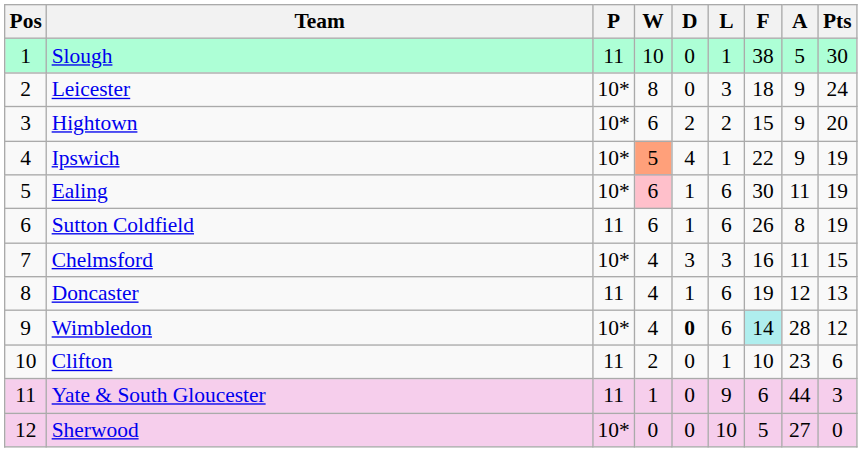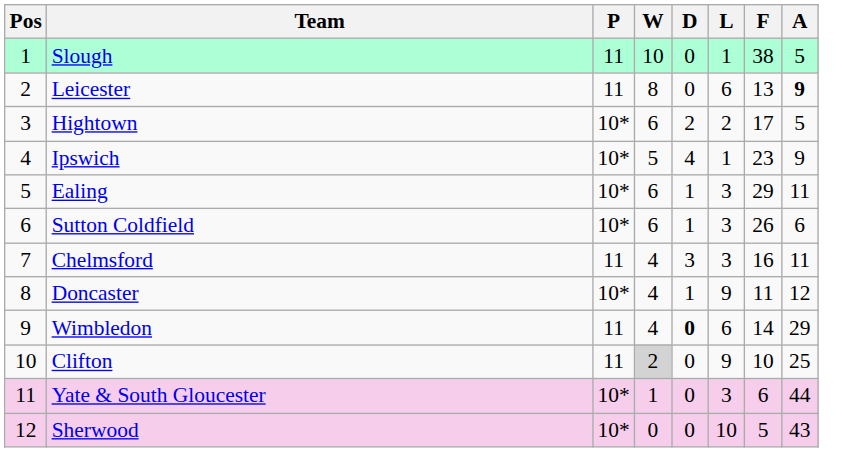- column: (837, 21)
(614, 89) 10* -> (614, 89) 11
(726, 89) 3 -> (726, 89) 6
(763, 89) 18 -> (763, 89) 13
(800, 89) normal -> (800, 89) bold
(763, 123) 15 -> (763, 123) 17
(800, 123) 9 -> (800, 123) 5
(653, 157) lightsalmon background -> (653, 157) no background
(763, 157) 22 -> (763, 157) 23
(653, 191) pink background -> (653, 191) no background
(726, 191) 6 -> (726, 191) 3
(763, 191) 30 -> (763, 191) 29
(614, 225) 11 -> (614, 225) 10*
(726, 225) 6 -> (726, 225) 3
(800, 225) 8 -> (800, 225) 6
(614, 259) 10* -> (614, 259) 11
(614, 293) 11 -> (614, 293) 10*
(726, 293) 6 -> (726, 293) 9
(763, 293) 19 -> (763, 293) 11
(614, 327) 10* -> (614, 327) 11
(763, 327) paleturquoise background -> (763, 327) no background
(800, 327) 28 -> (800, 327) 29
(653, 361) no background -> (653, 361) lightgrey background
(726, 361) 1 -> (726, 361) 9
(800, 361) 23 -> (800, 361) 25
(614, 395) 11 -> (614, 395) 10*
(726, 395) 9 -> (726, 395) 3
(800, 429) 27 -> (800, 429) 43
